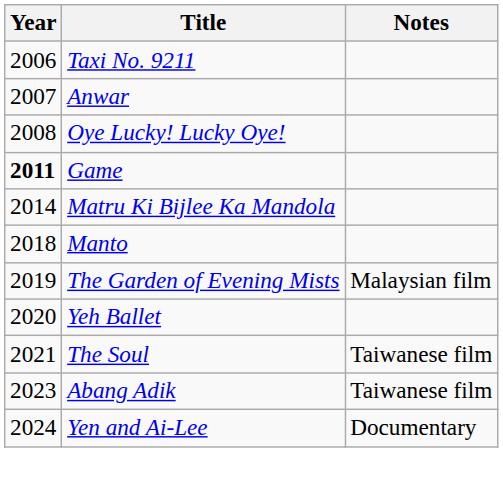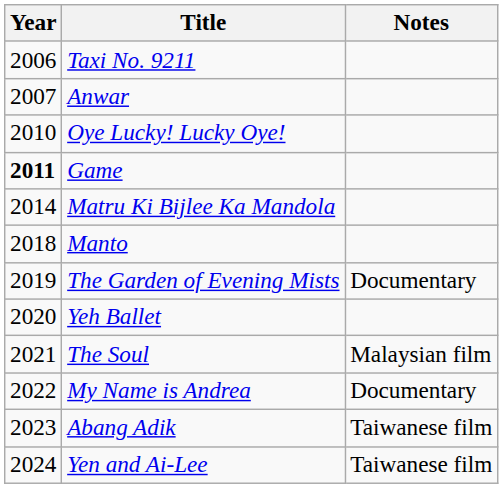(33, 133) 2008 -> (33, 133) 2010
(421, 280) Malaysian film -> (413, 280) Documentary
(421, 354) Taiwanese film -> (421, 354) Malaysian film
+ row: (159, 390)
(413, 427) Documentary -> (421, 464) Taiwanese film
